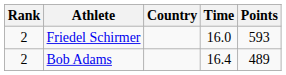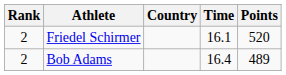(219, 37) 16.0 -> (219, 37) 16.1
(259, 37) 593 -> (259, 37) 520
